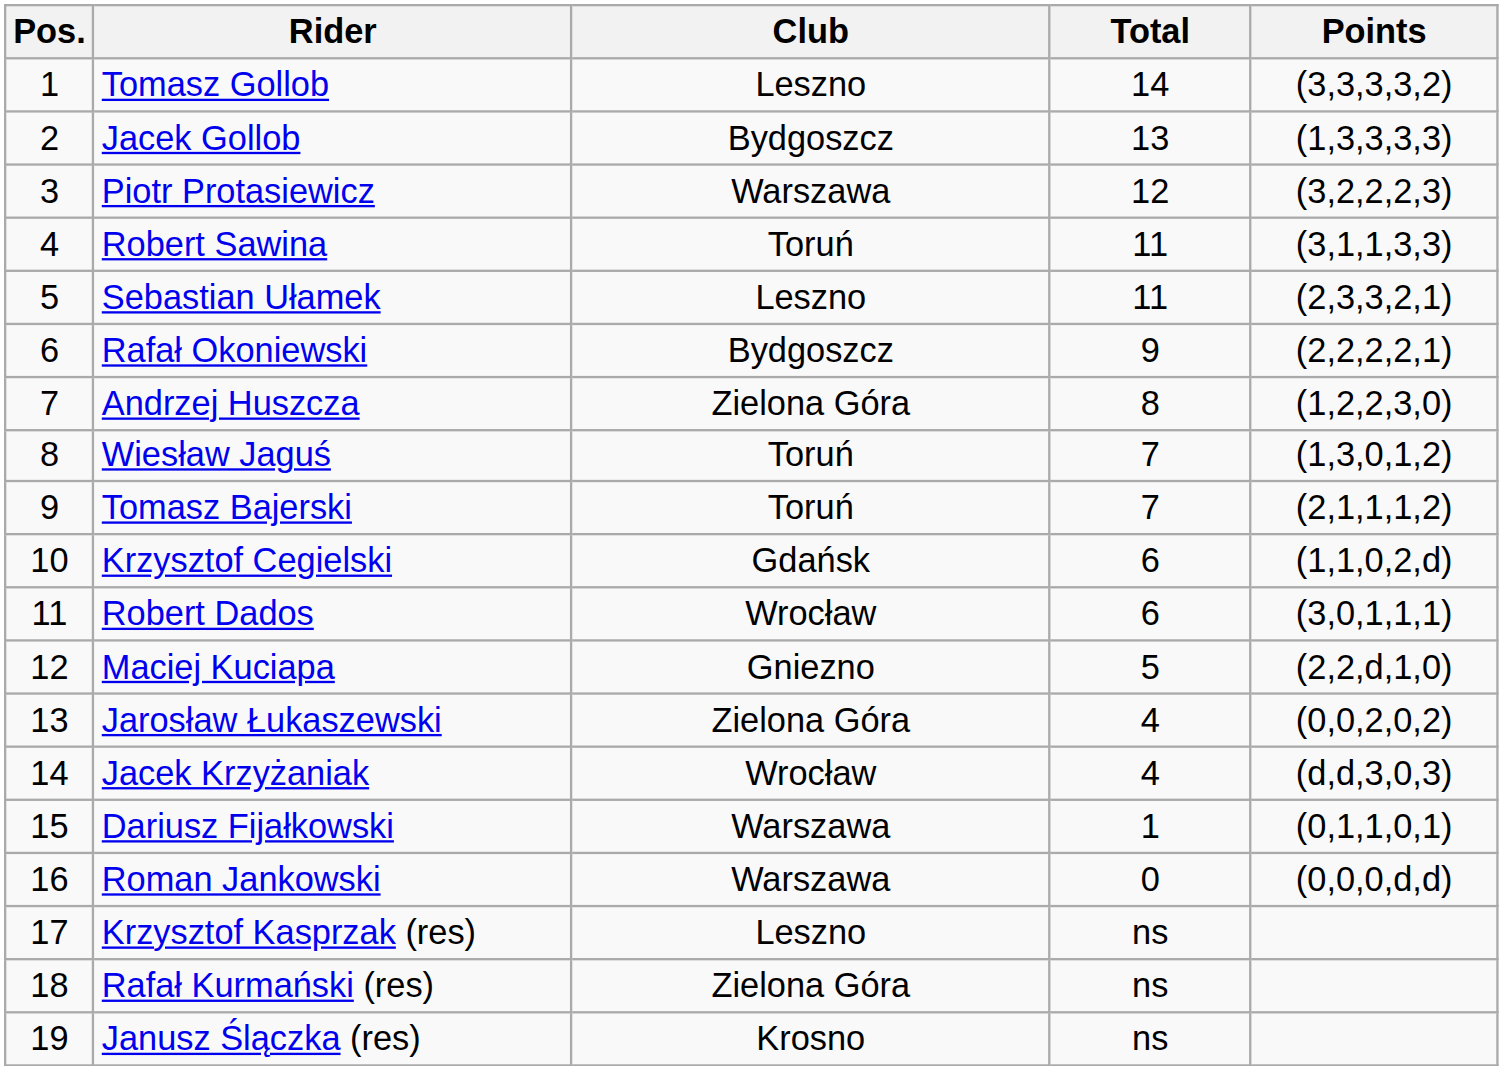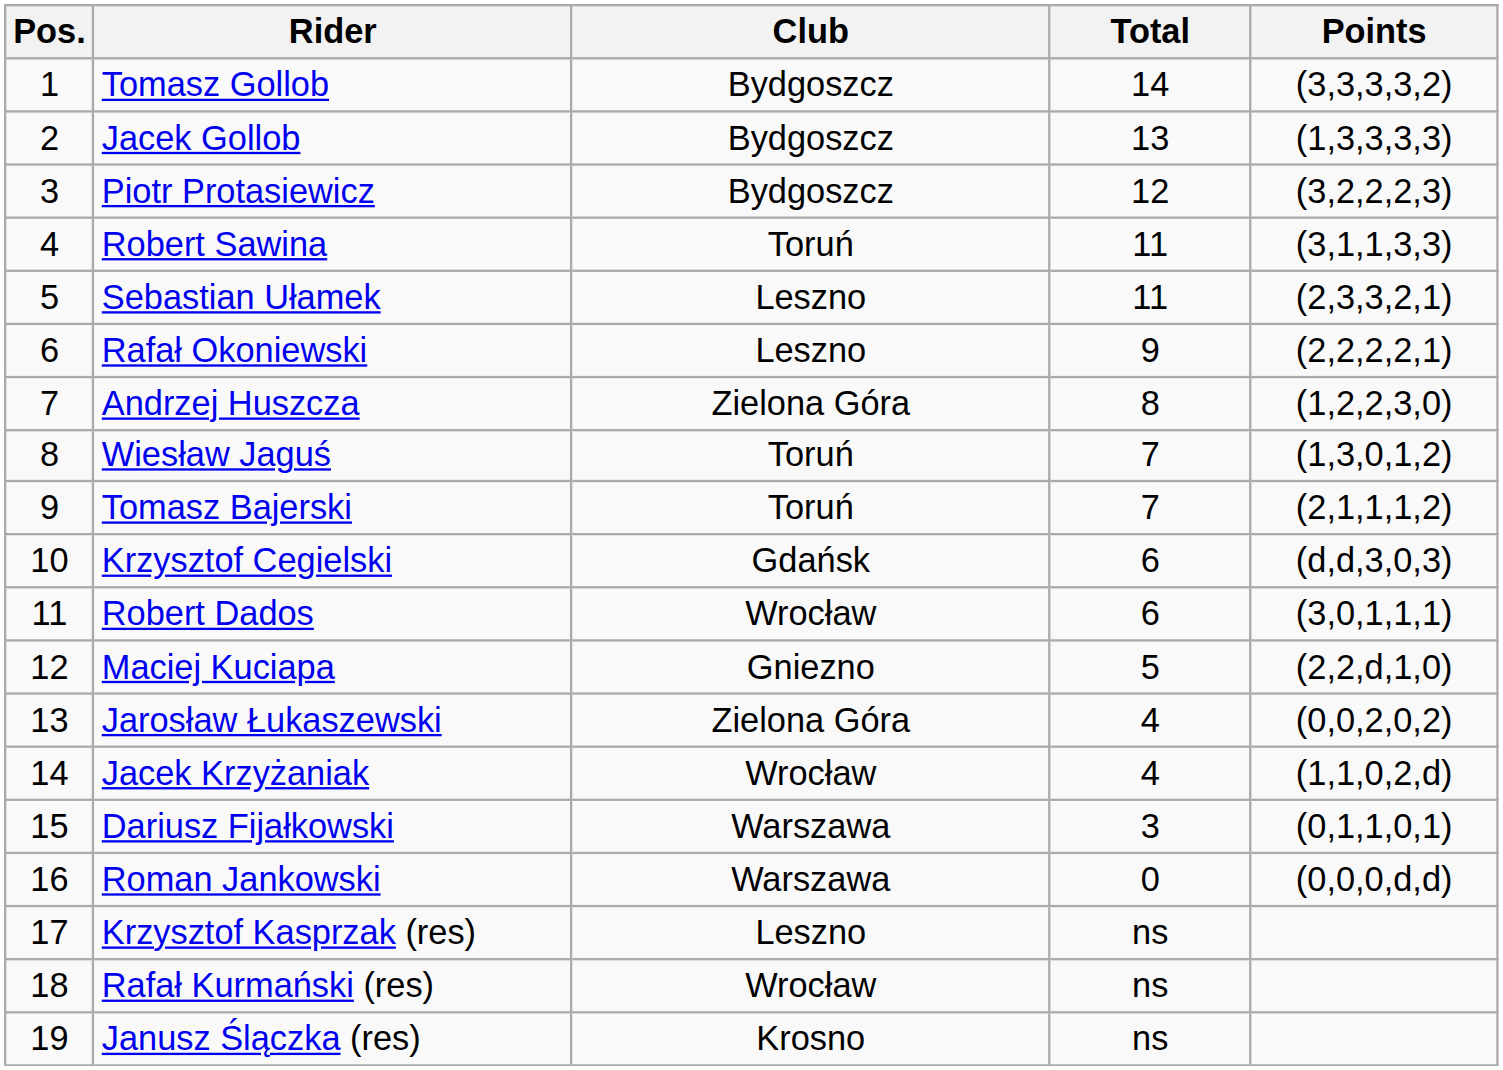(811, 85) Leszno -> (811, 85) Bydgoszcz
(811, 190) Warszawa -> (811, 190) Bydgoszcz
(811, 349) Bydgoszcz -> (811, 349) Leszno
(1374, 561) (1,1,0,2,d) -> (1374, 561) (d,d,3,0,3)
(1374, 773) (d,d,3,0,3) -> (1374, 773) (1,1,0,2,d)
(1150, 826) 1 -> (1150, 826) 3
(811, 985) Zielona Góra -> (811, 985) Wrocław
